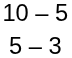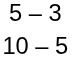rows swapped: (35, 46) <-> (35, 13)
